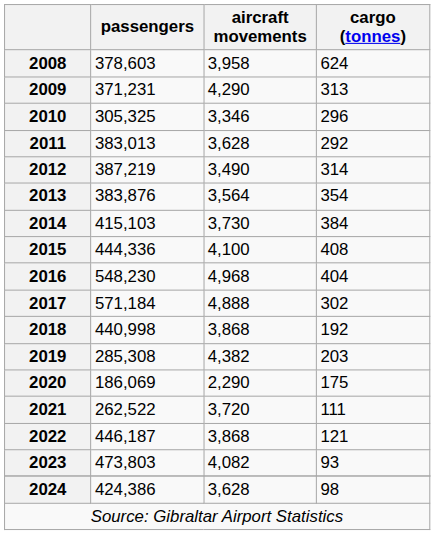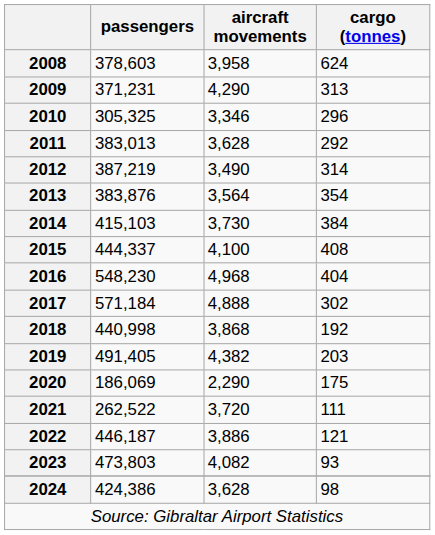(125, 249) 444,336 -> (125, 249) 444,337
(125, 356) 285,308 -> (125, 356) 491,405
(229, 436) 3,868 -> (229, 436) 3,886
